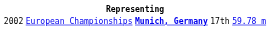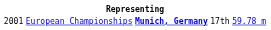(14, 21) 2002 -> (14, 21) 2001
